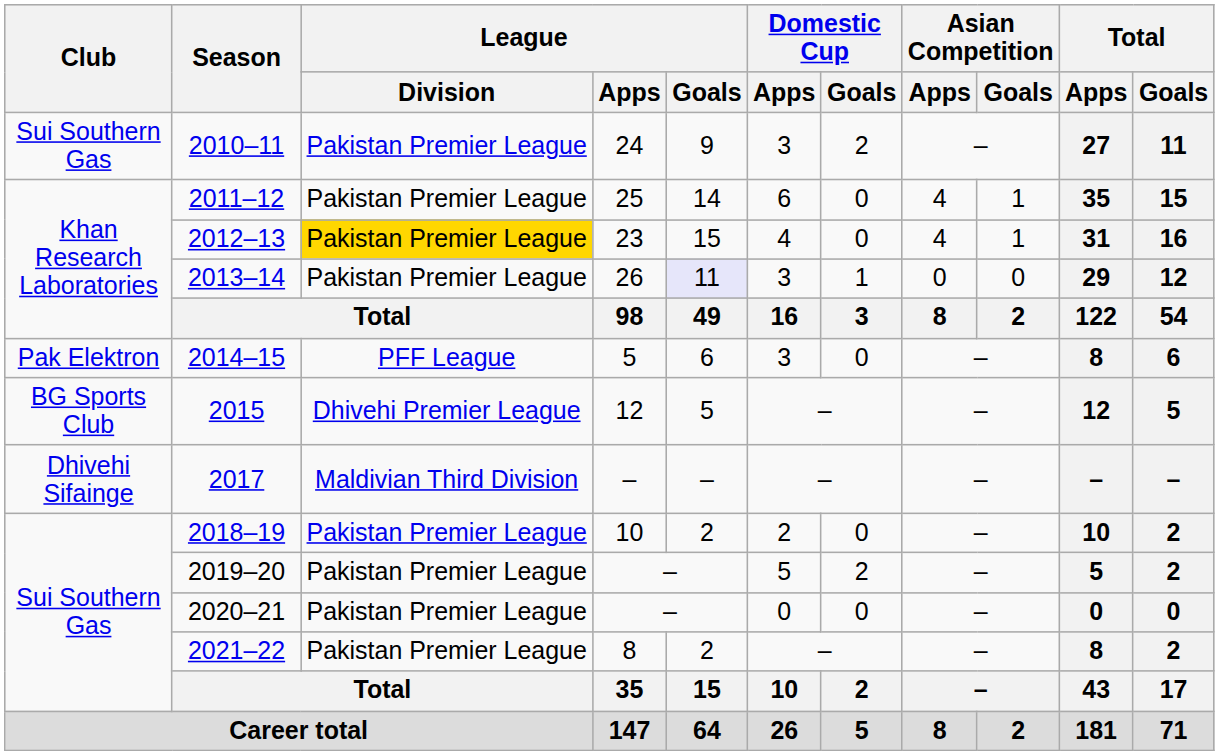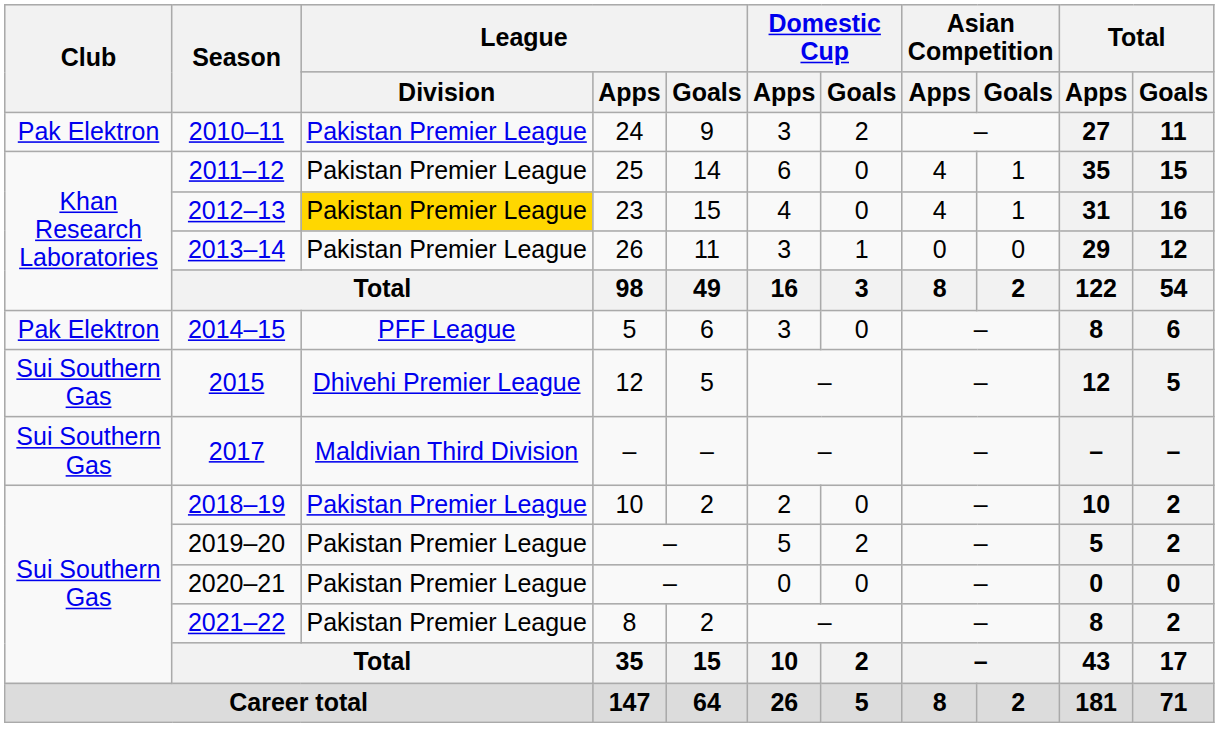(89, 145) Sui Southern Gas -> (89, 131) Pak Elektron
(707, 278) lavender background -> (707, 250) no background
(89, 411) BG Sports Club -> (89, 383) Sui Southern Gas
(89, 478) Dhivehi Sifainge -> (89, 450) Sui Southern Gas
